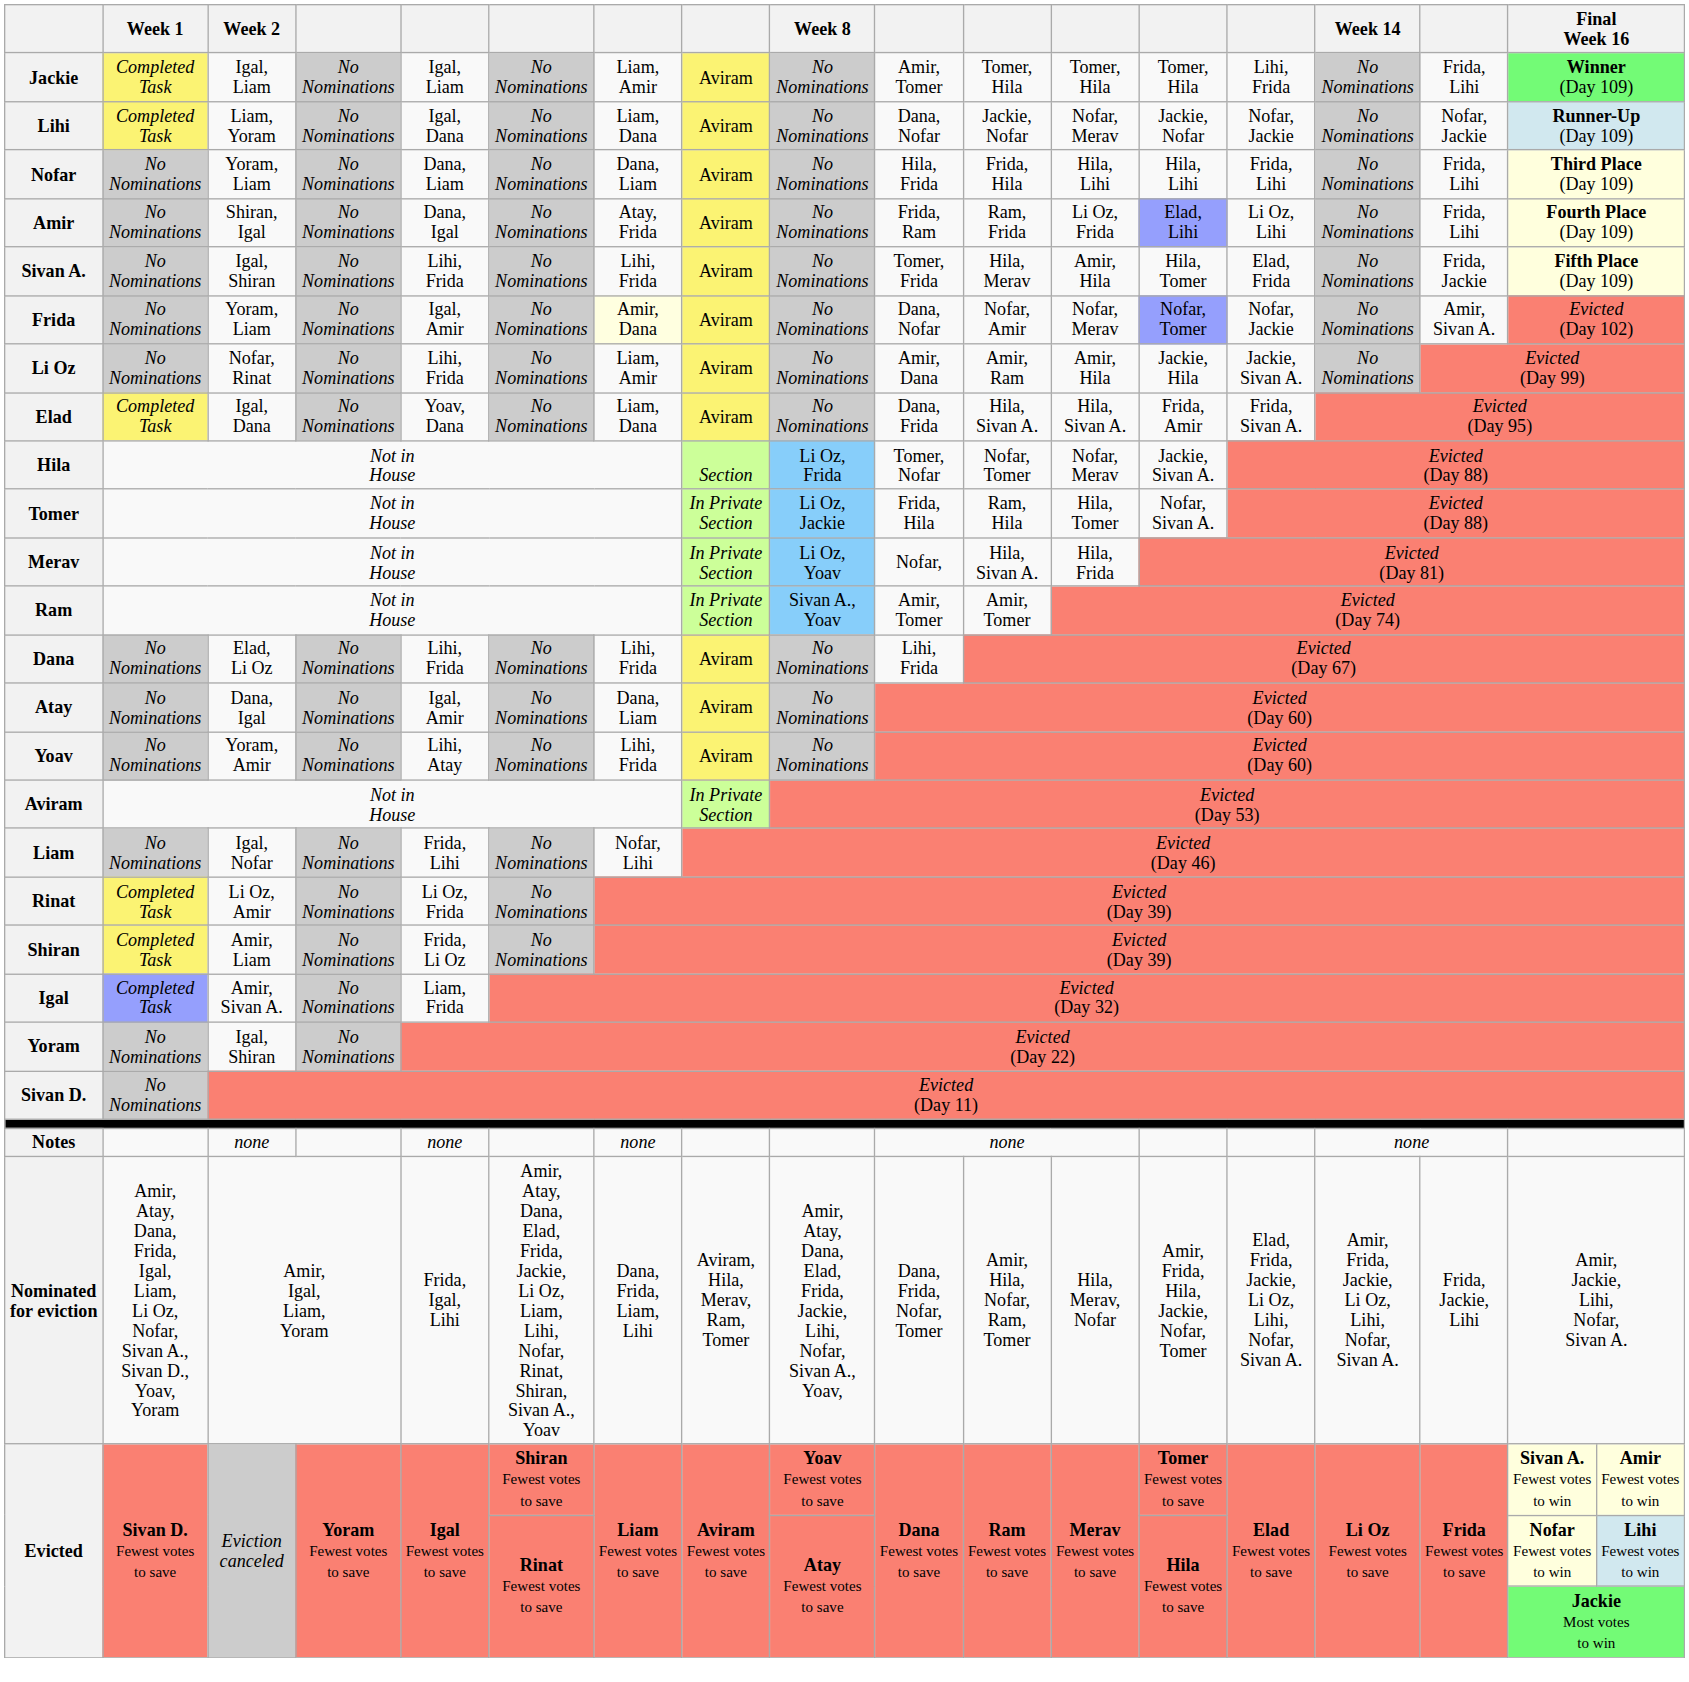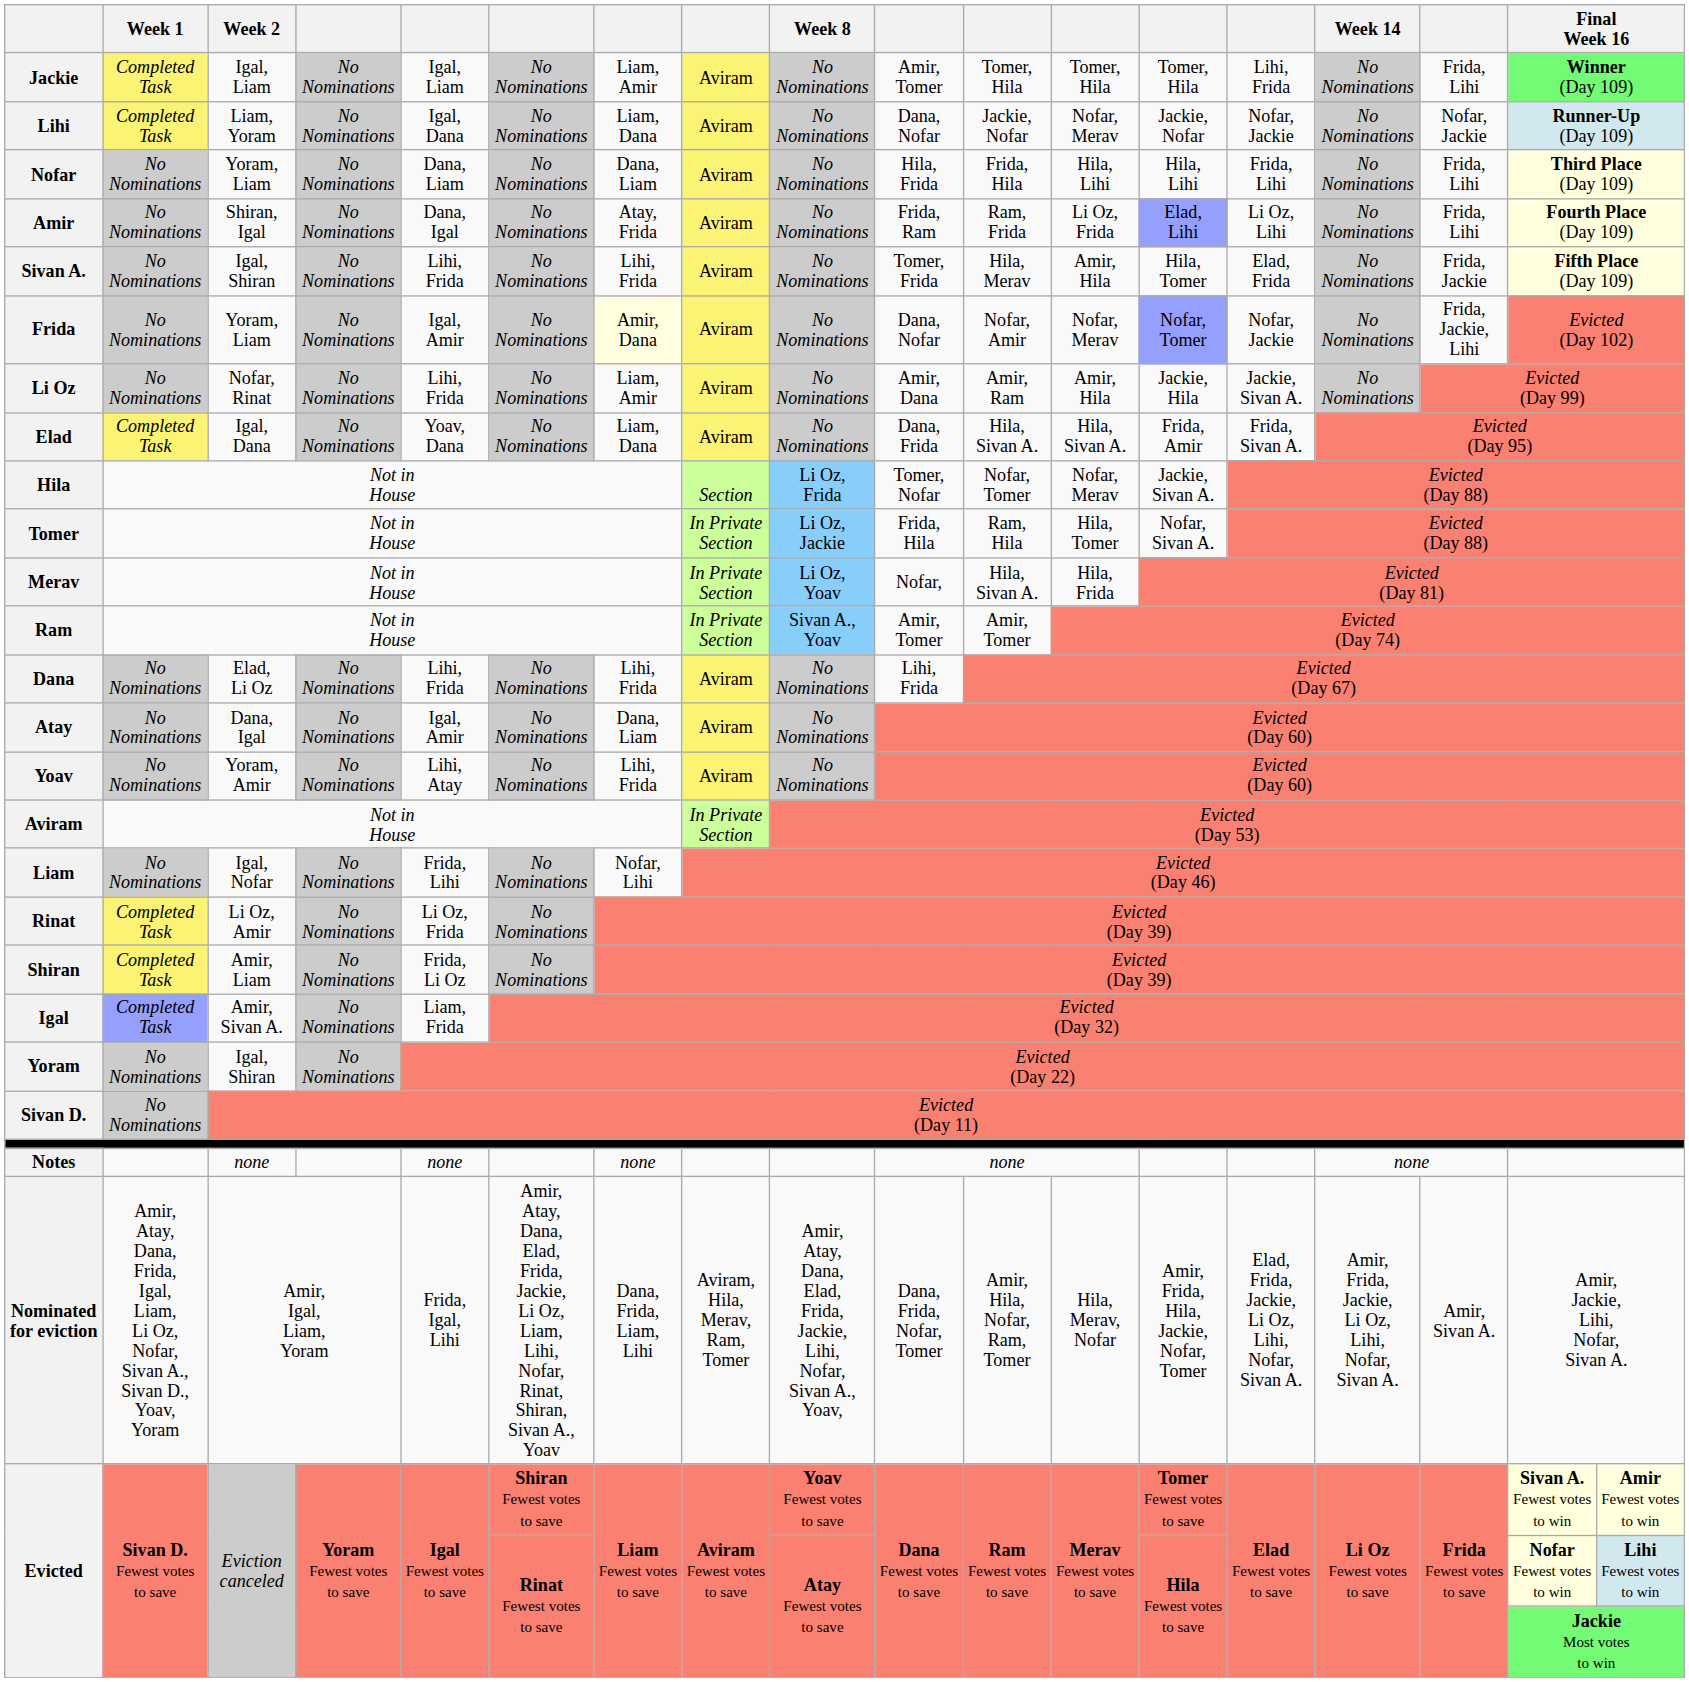(1464, 319) Amir, Sivan A. -> (1464, 329) Frida, Jackie, Lihi
(1464, 1300) Frida, Jackie, Lihi -> (1464, 1320) Amir, Sivan A.
